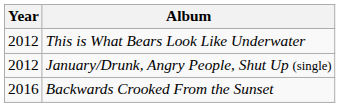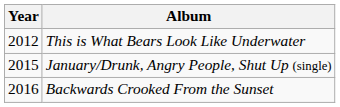(23, 65) 2012 -> (23, 65) 2015
